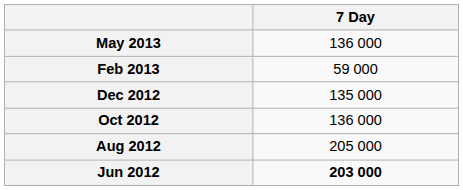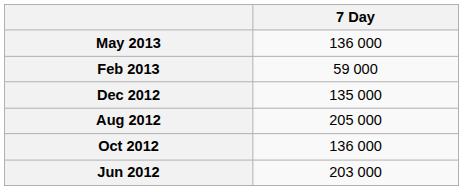rows swapped: (128, 120) <-> (128, 146)
(356, 172) bold -> (356, 172) normal
